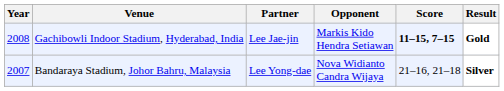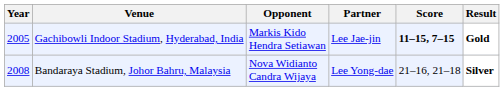columns swapped: (280, 14) <-> (355, 14)
(18, 39) 2008 -> (18, 39) 2005
(18, 71) 2007 -> (18, 71) 2008
